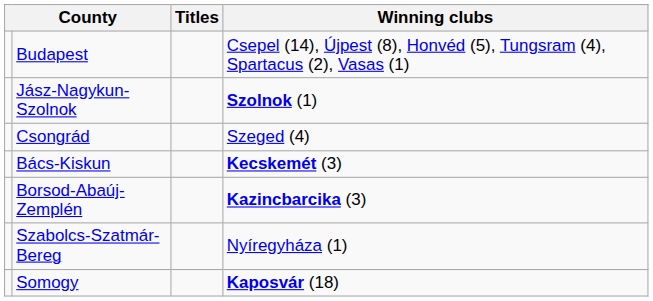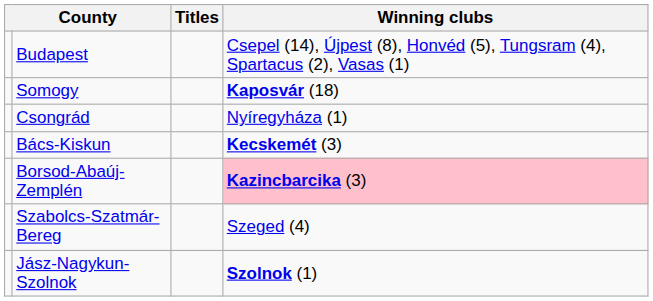rows swapped: (47, 282) <-> (73, 100)
(268, 136) Szeged (4) -> (287, 117) Nyíregyháza (1)
(297, 200) no background -> (297, 181) pink background
(287, 246) Nyíregyháza (1) -> (268, 227) Szeged (4)
